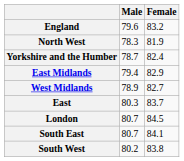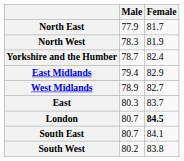- row: (62, 27)
+ row: (62, 27)
(155, 118) normal -> (155, 118) bold
